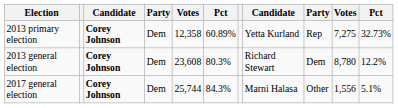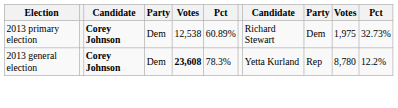(188, 34) 12,358 -> (188, 34) 12,538
(272, 34) Yetta Kurland -> (260, 34) Richard Stewart
(314, 34) Rep -> (316, 34) Dem
(345, 34) 7,275 -> (345, 34) 1,975
(188, 61) normal -> (188, 61) bold
(218, 61) 80.3% -> (218, 61) 78.3%
(260, 61) Richard Stewart -> (272, 61) Yetta Kurland
(316, 61) Dem -> (314, 61) Rep
- row: (32, 89)
